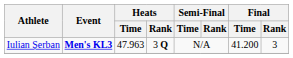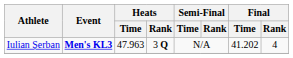(245, 45) 41.200 -> (245, 45) 41.202
(275, 45) 3 -> (275, 45) 4
